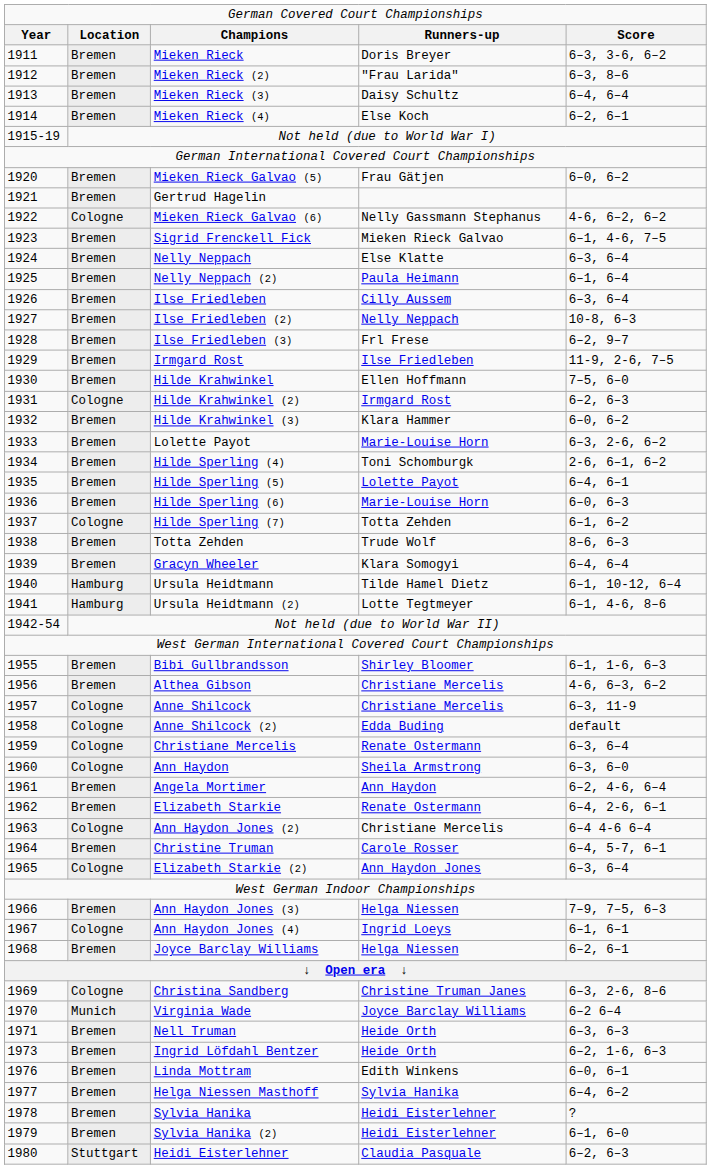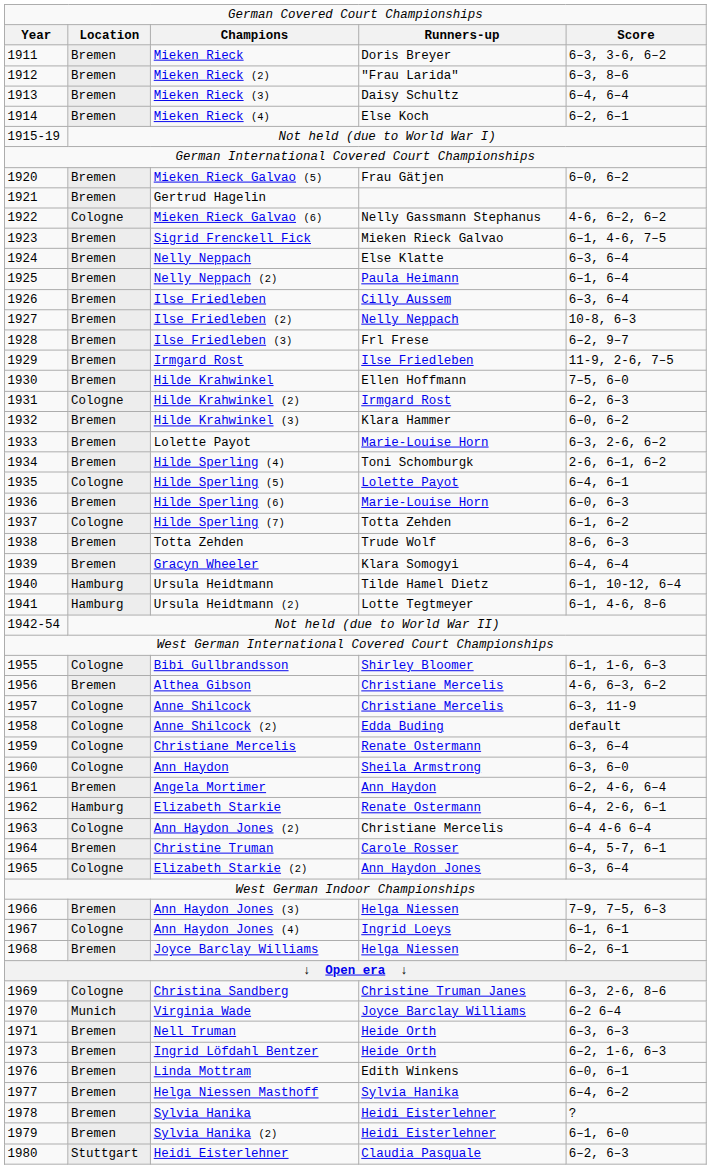(93, 482) Bremen -> (97, 482) Cologne
(93, 666) Bremen -> (97, 666) Cologne
(93, 808) Bremen -> (97, 808) Hamburg
